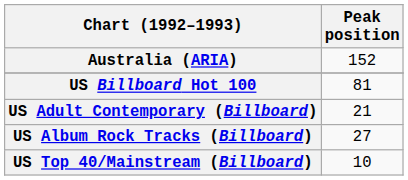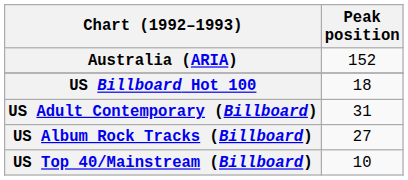(362, 86) 81 -> (362, 86) 18
(362, 112) 21 -> (362, 112) 31
